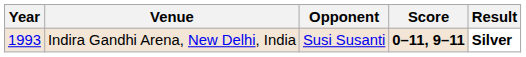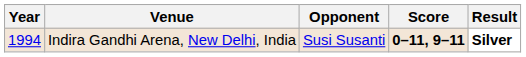(24, 40) 1993 -> (24, 40) 1994
